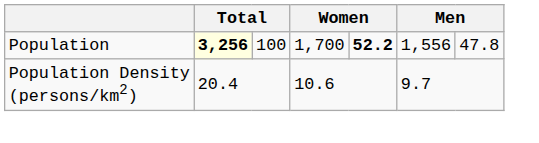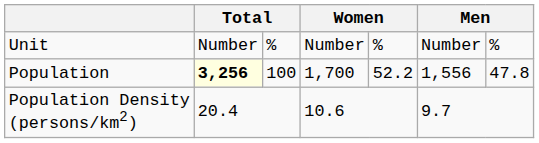+ row: (29, 46)
(373, 46) bold -> (393, 73) normal
